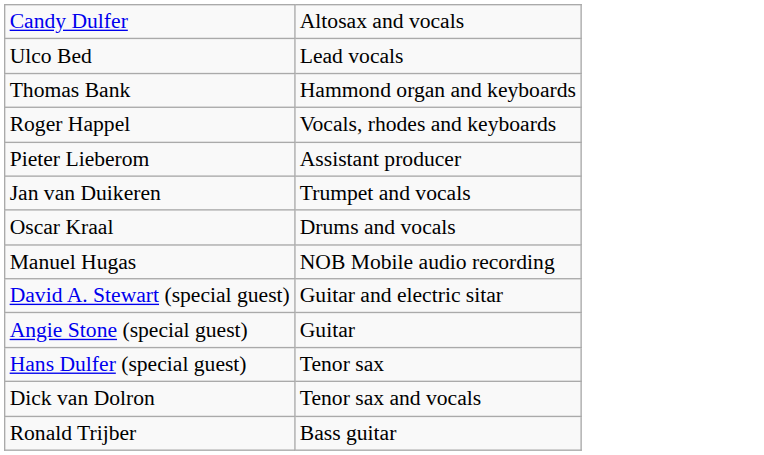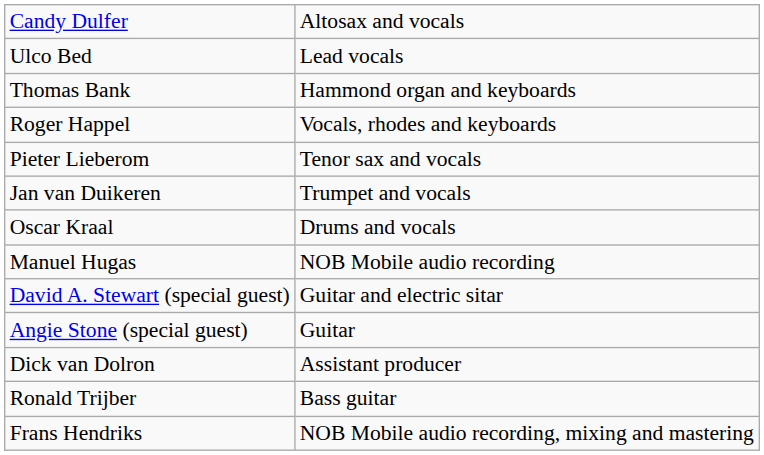(380, 158) Assistant producer -> (390, 158) Tenor sax and vocals
- row: (128, 364)
(390, 398) Tenor sax and vocals -> (380, 364) Assistant producer
+ row: (76, 432)
